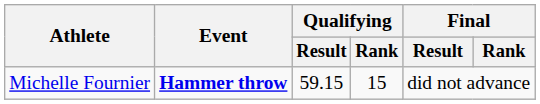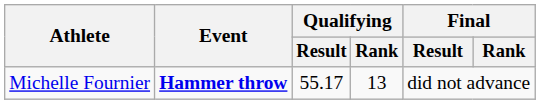(321, 83) 59.15 -> (321, 83) 55.17
(377, 83) 15 -> (377, 83) 13
